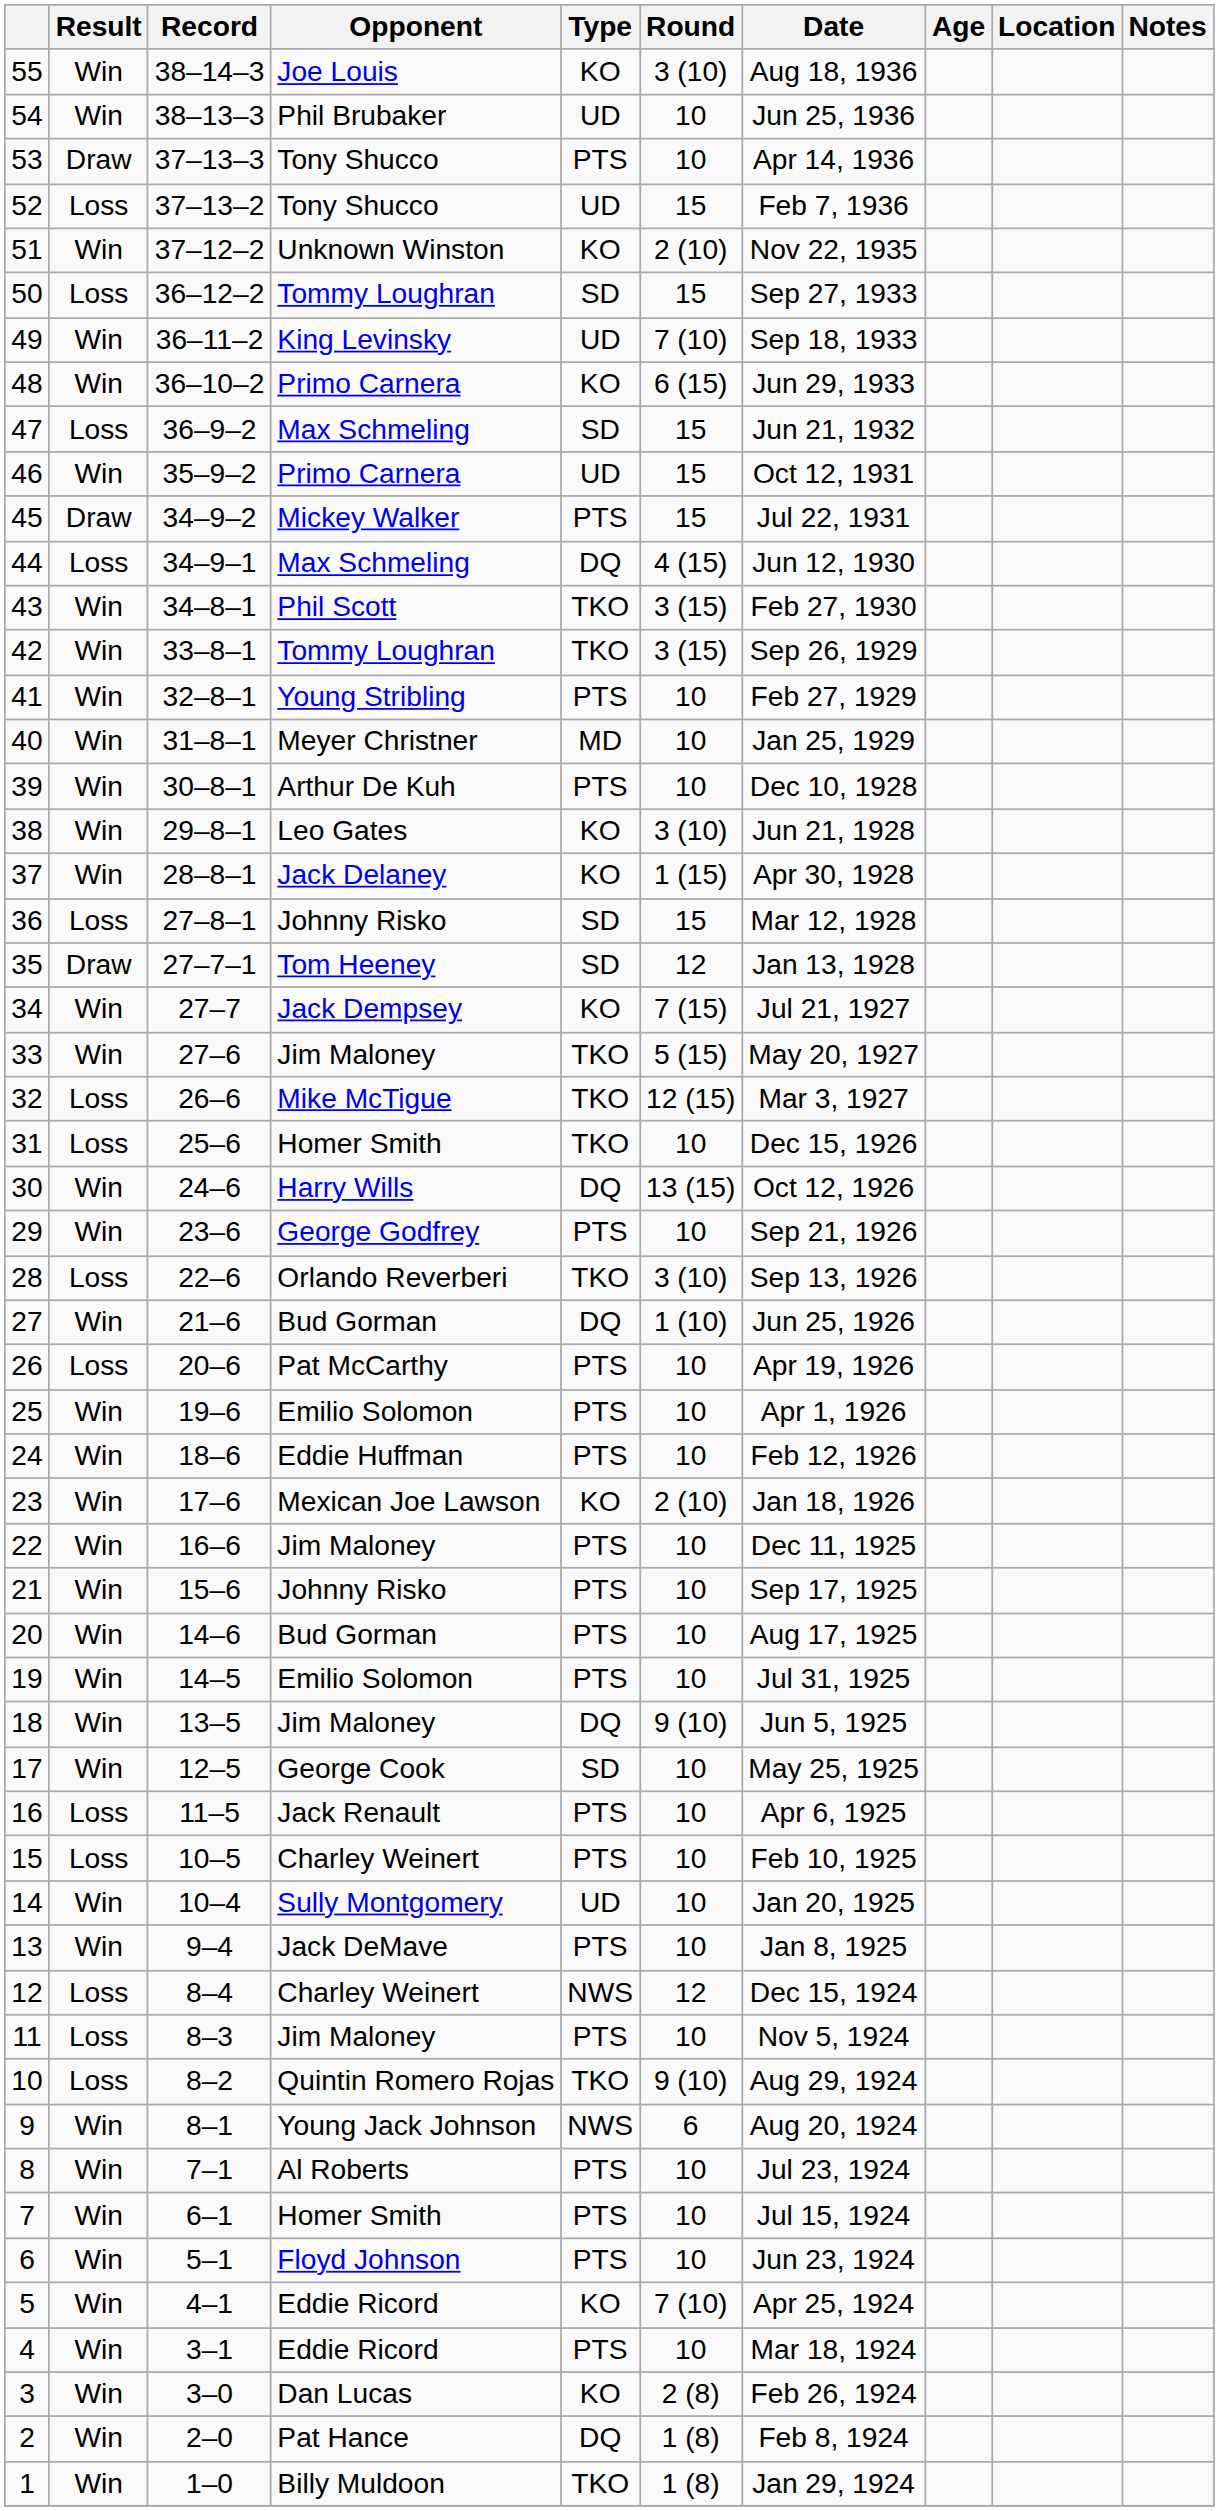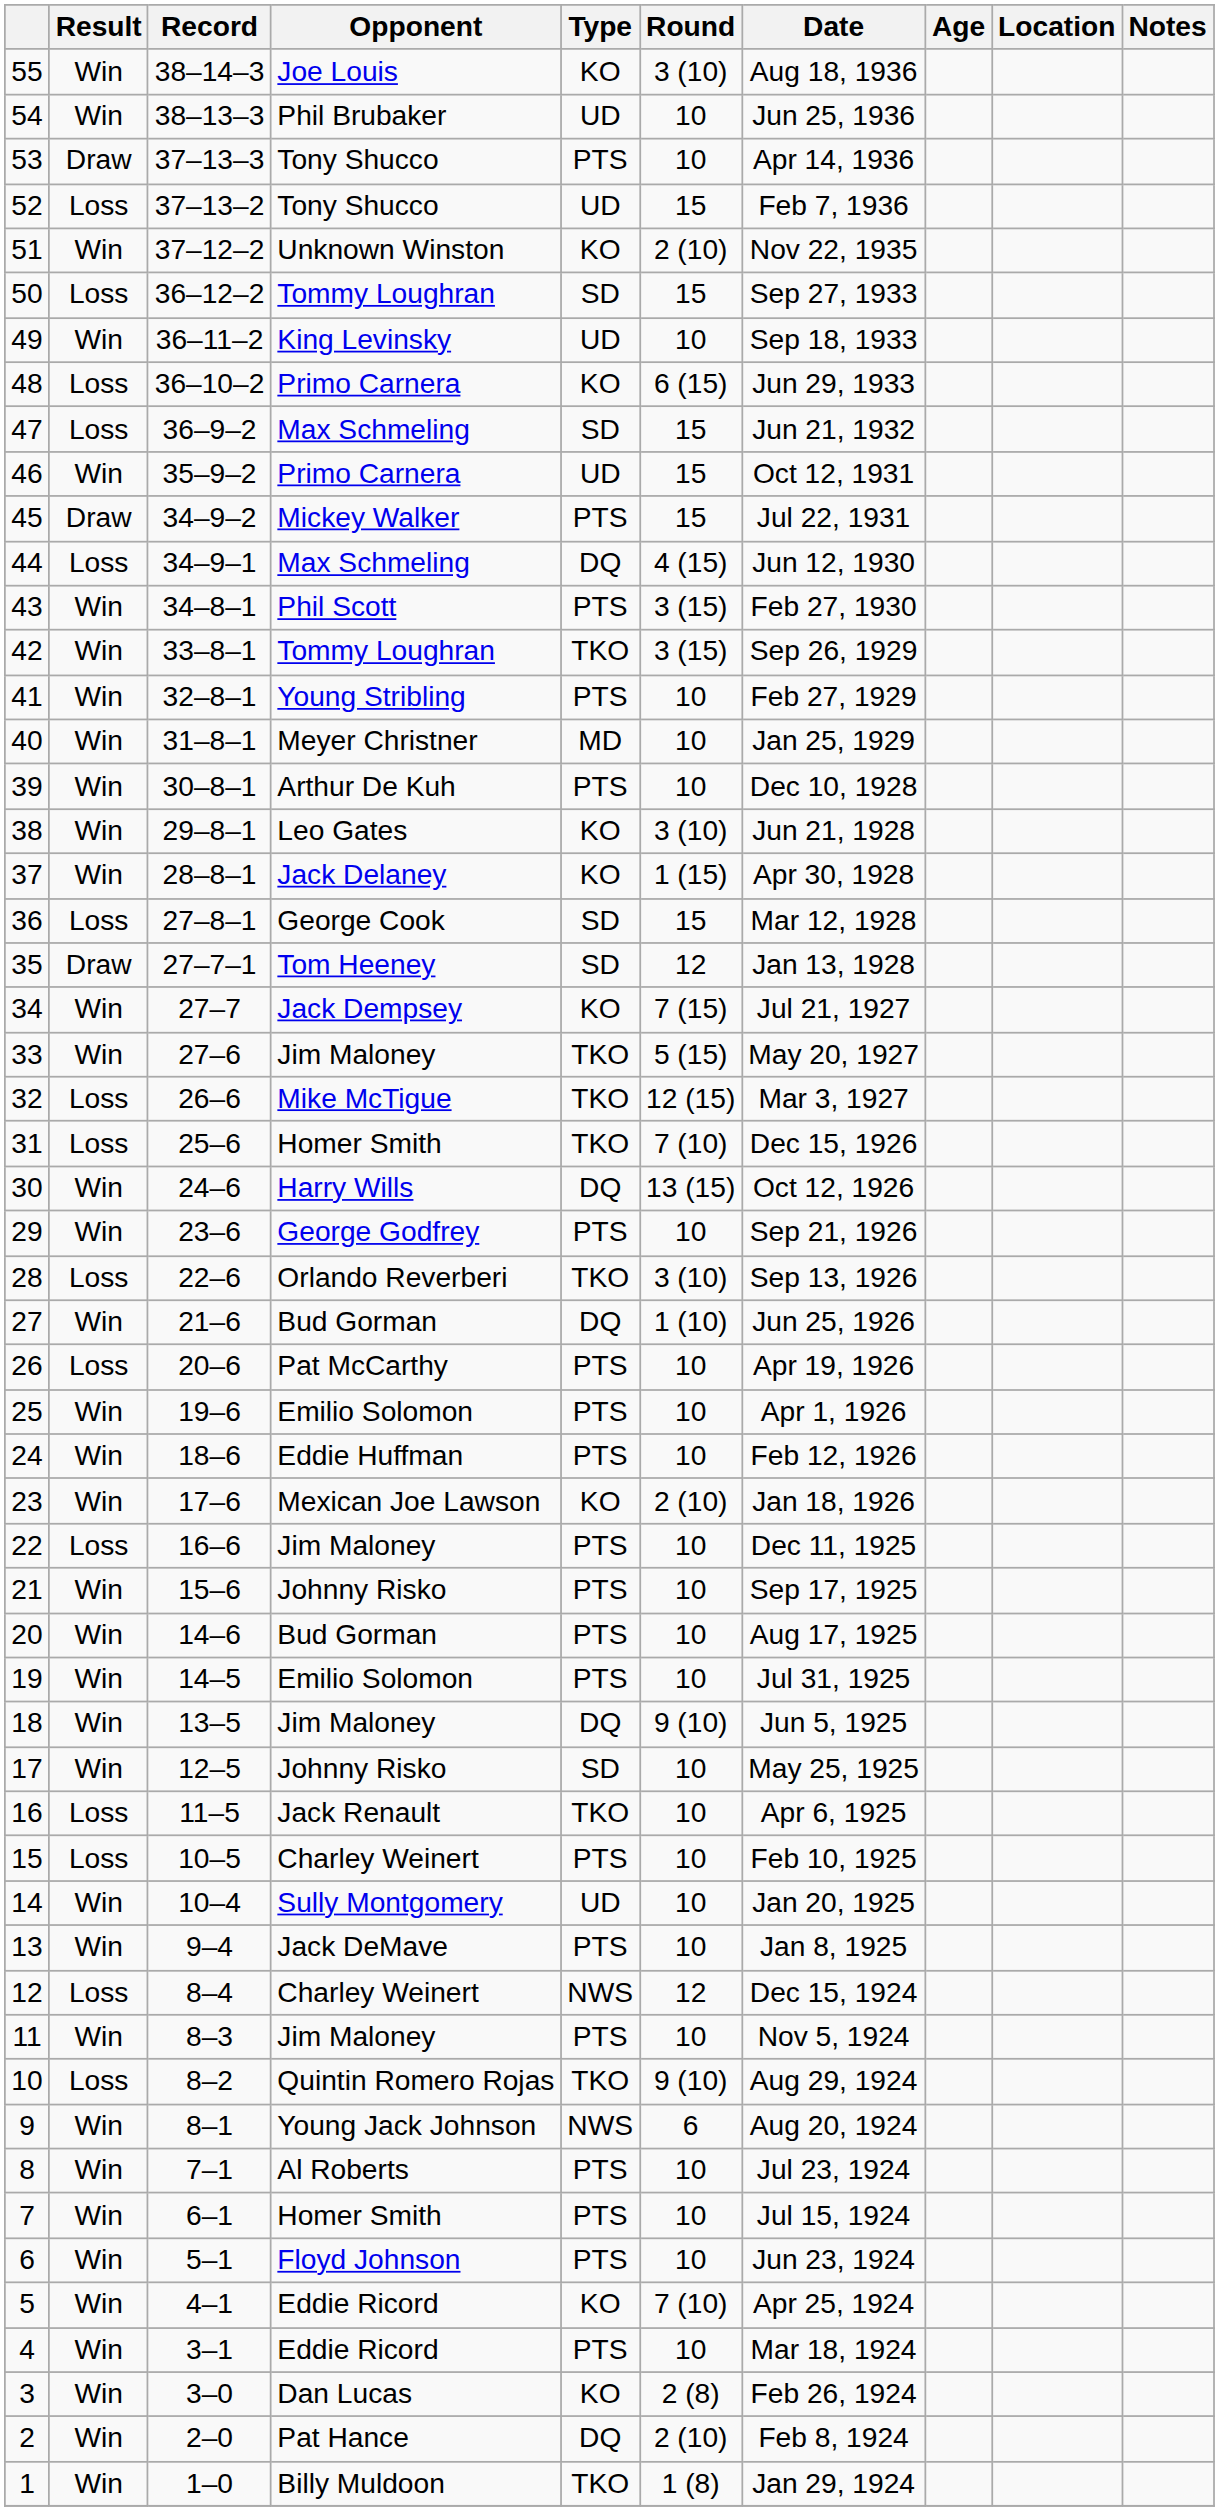(691, 339) 7 (10) -> (691, 339) 10
(99, 384) Win -> (99, 384) Loss
(600, 607) TKO -> (600, 607) PTS
(362, 920) Johnny Risko -> (361, 920) George Cook
(691, 1143) 10 -> (691, 1143) 7 (10)
(99, 1545) Win -> (99, 1545) Loss
(361, 1768) George Cook -> (362, 1768) Johnny Risko
(600, 1813) PTS -> (600, 1813) TKO
(99, 2036) Loss -> (99, 2036) Win
(691, 2438) 1 (8) -> (691, 2438) 2 (10)
